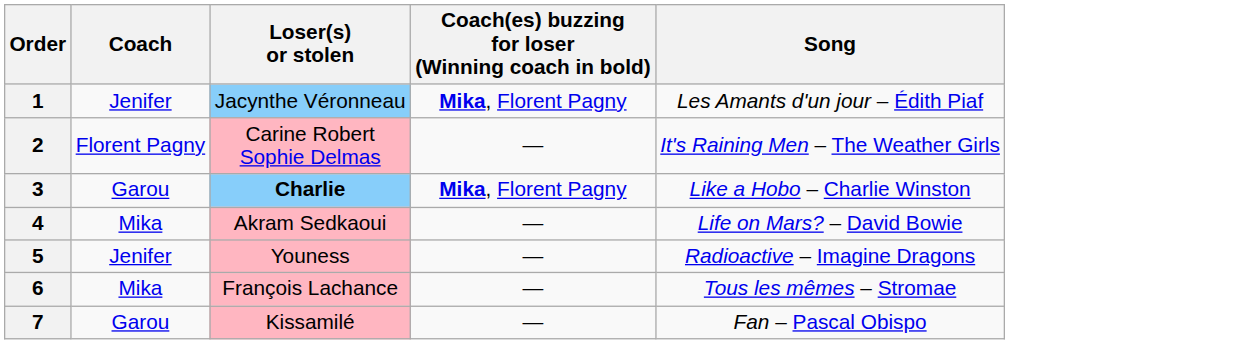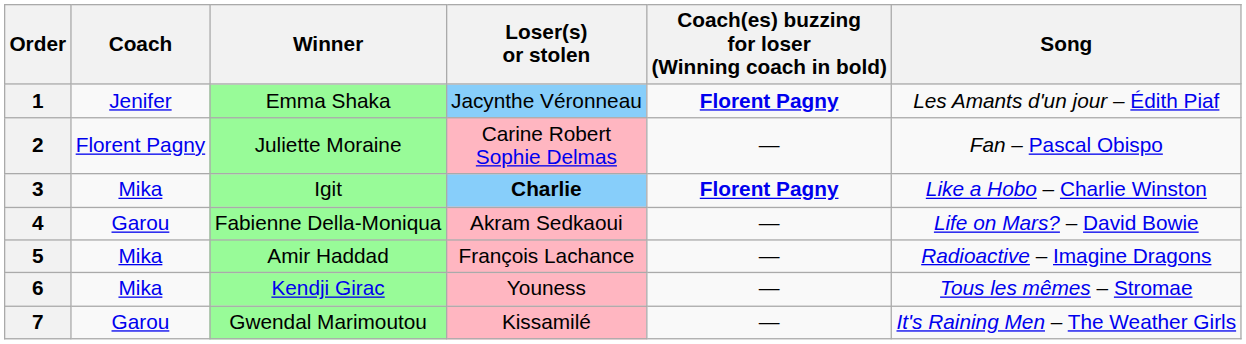+ column: (328, 44)
(533, 100) Mika, Florent Pagny -> (769, 100) Florent Pagny
(830, 145) It's Raining Men – The Weather Girls -> (1066, 145) Fan – Pascal Obispo
(140, 190) Garou -> (140, 190) Mika
(533, 190) Mika, Florent Pagny -> (769, 190) Florent Pagny
(140, 223) Mika -> (140, 223) Garou
(140, 256) Jenifer -> (140, 256) Mika
(310, 256) Youness -> (546, 256) François Lachance
(310, 289) François Lachance -> (546, 289) Youness
(830, 322) Fan – Pascal Obispo -> (1066, 322) It's Raining Men – The Weather Girls
